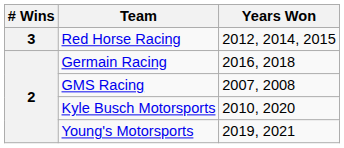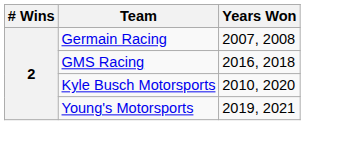- row: (121, 39)
(259, 62) 2016, 2018 -> (259, 39) 2007, 2008
(259, 86) 2007, 2008 -> (259, 62) 2016, 2018
